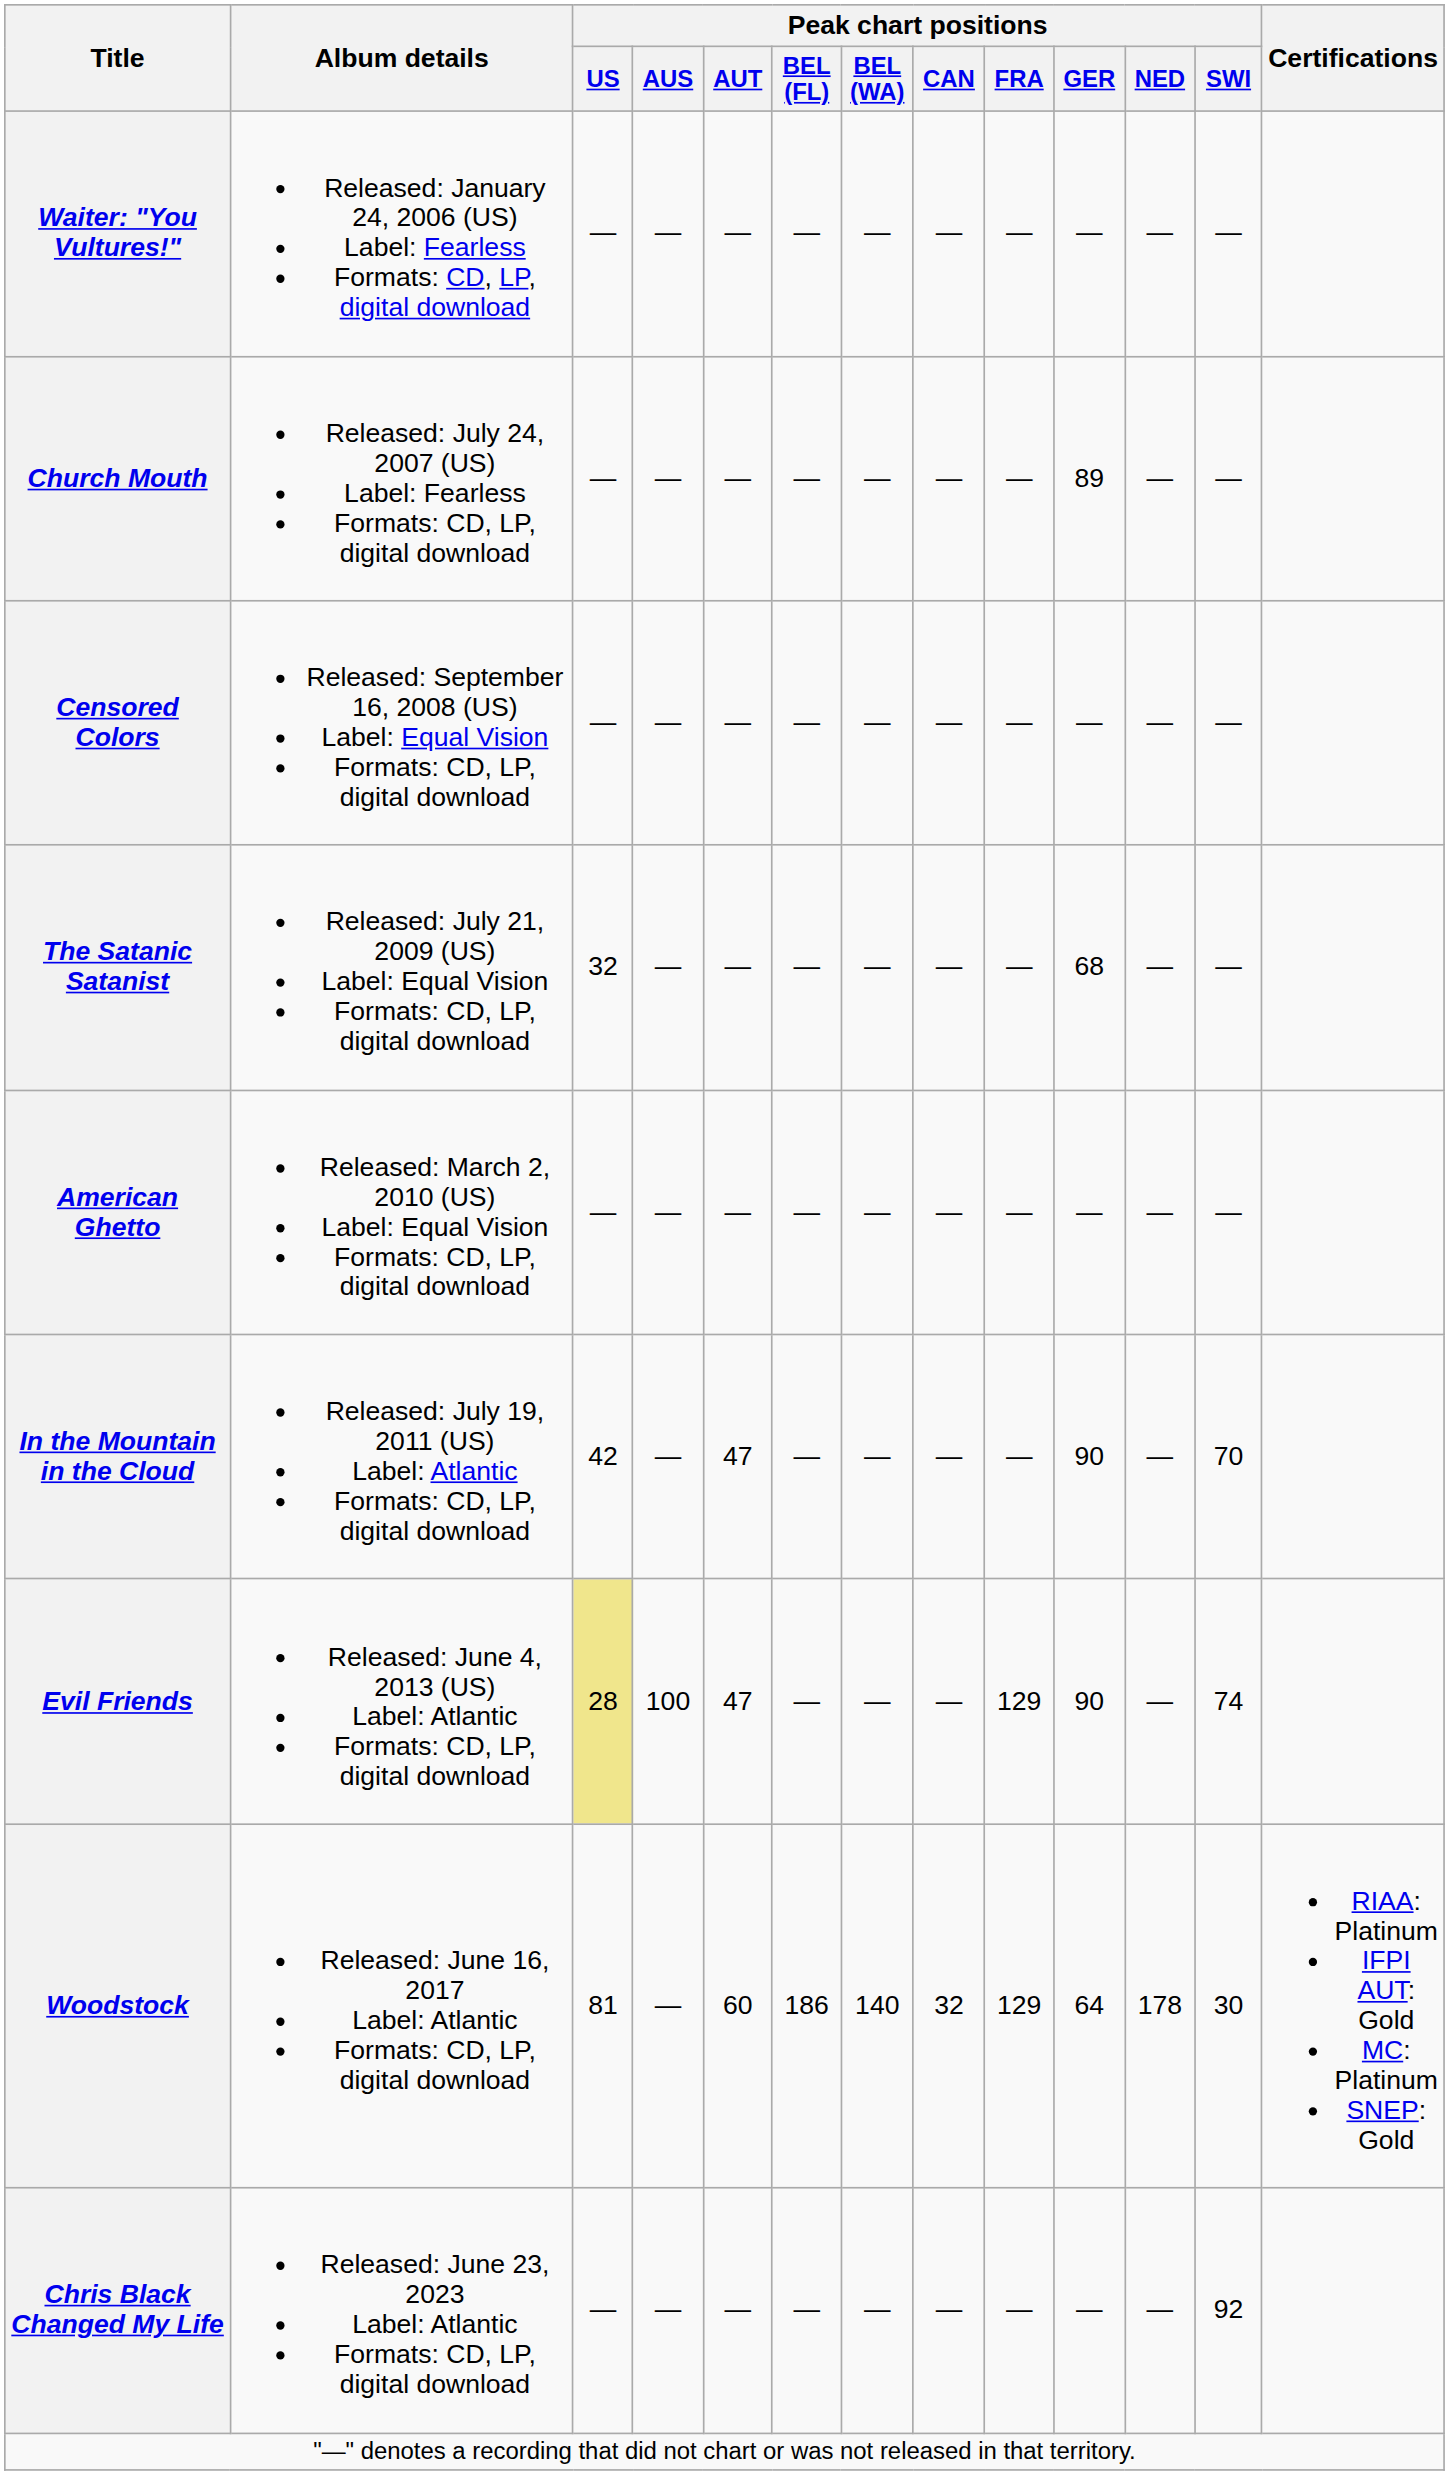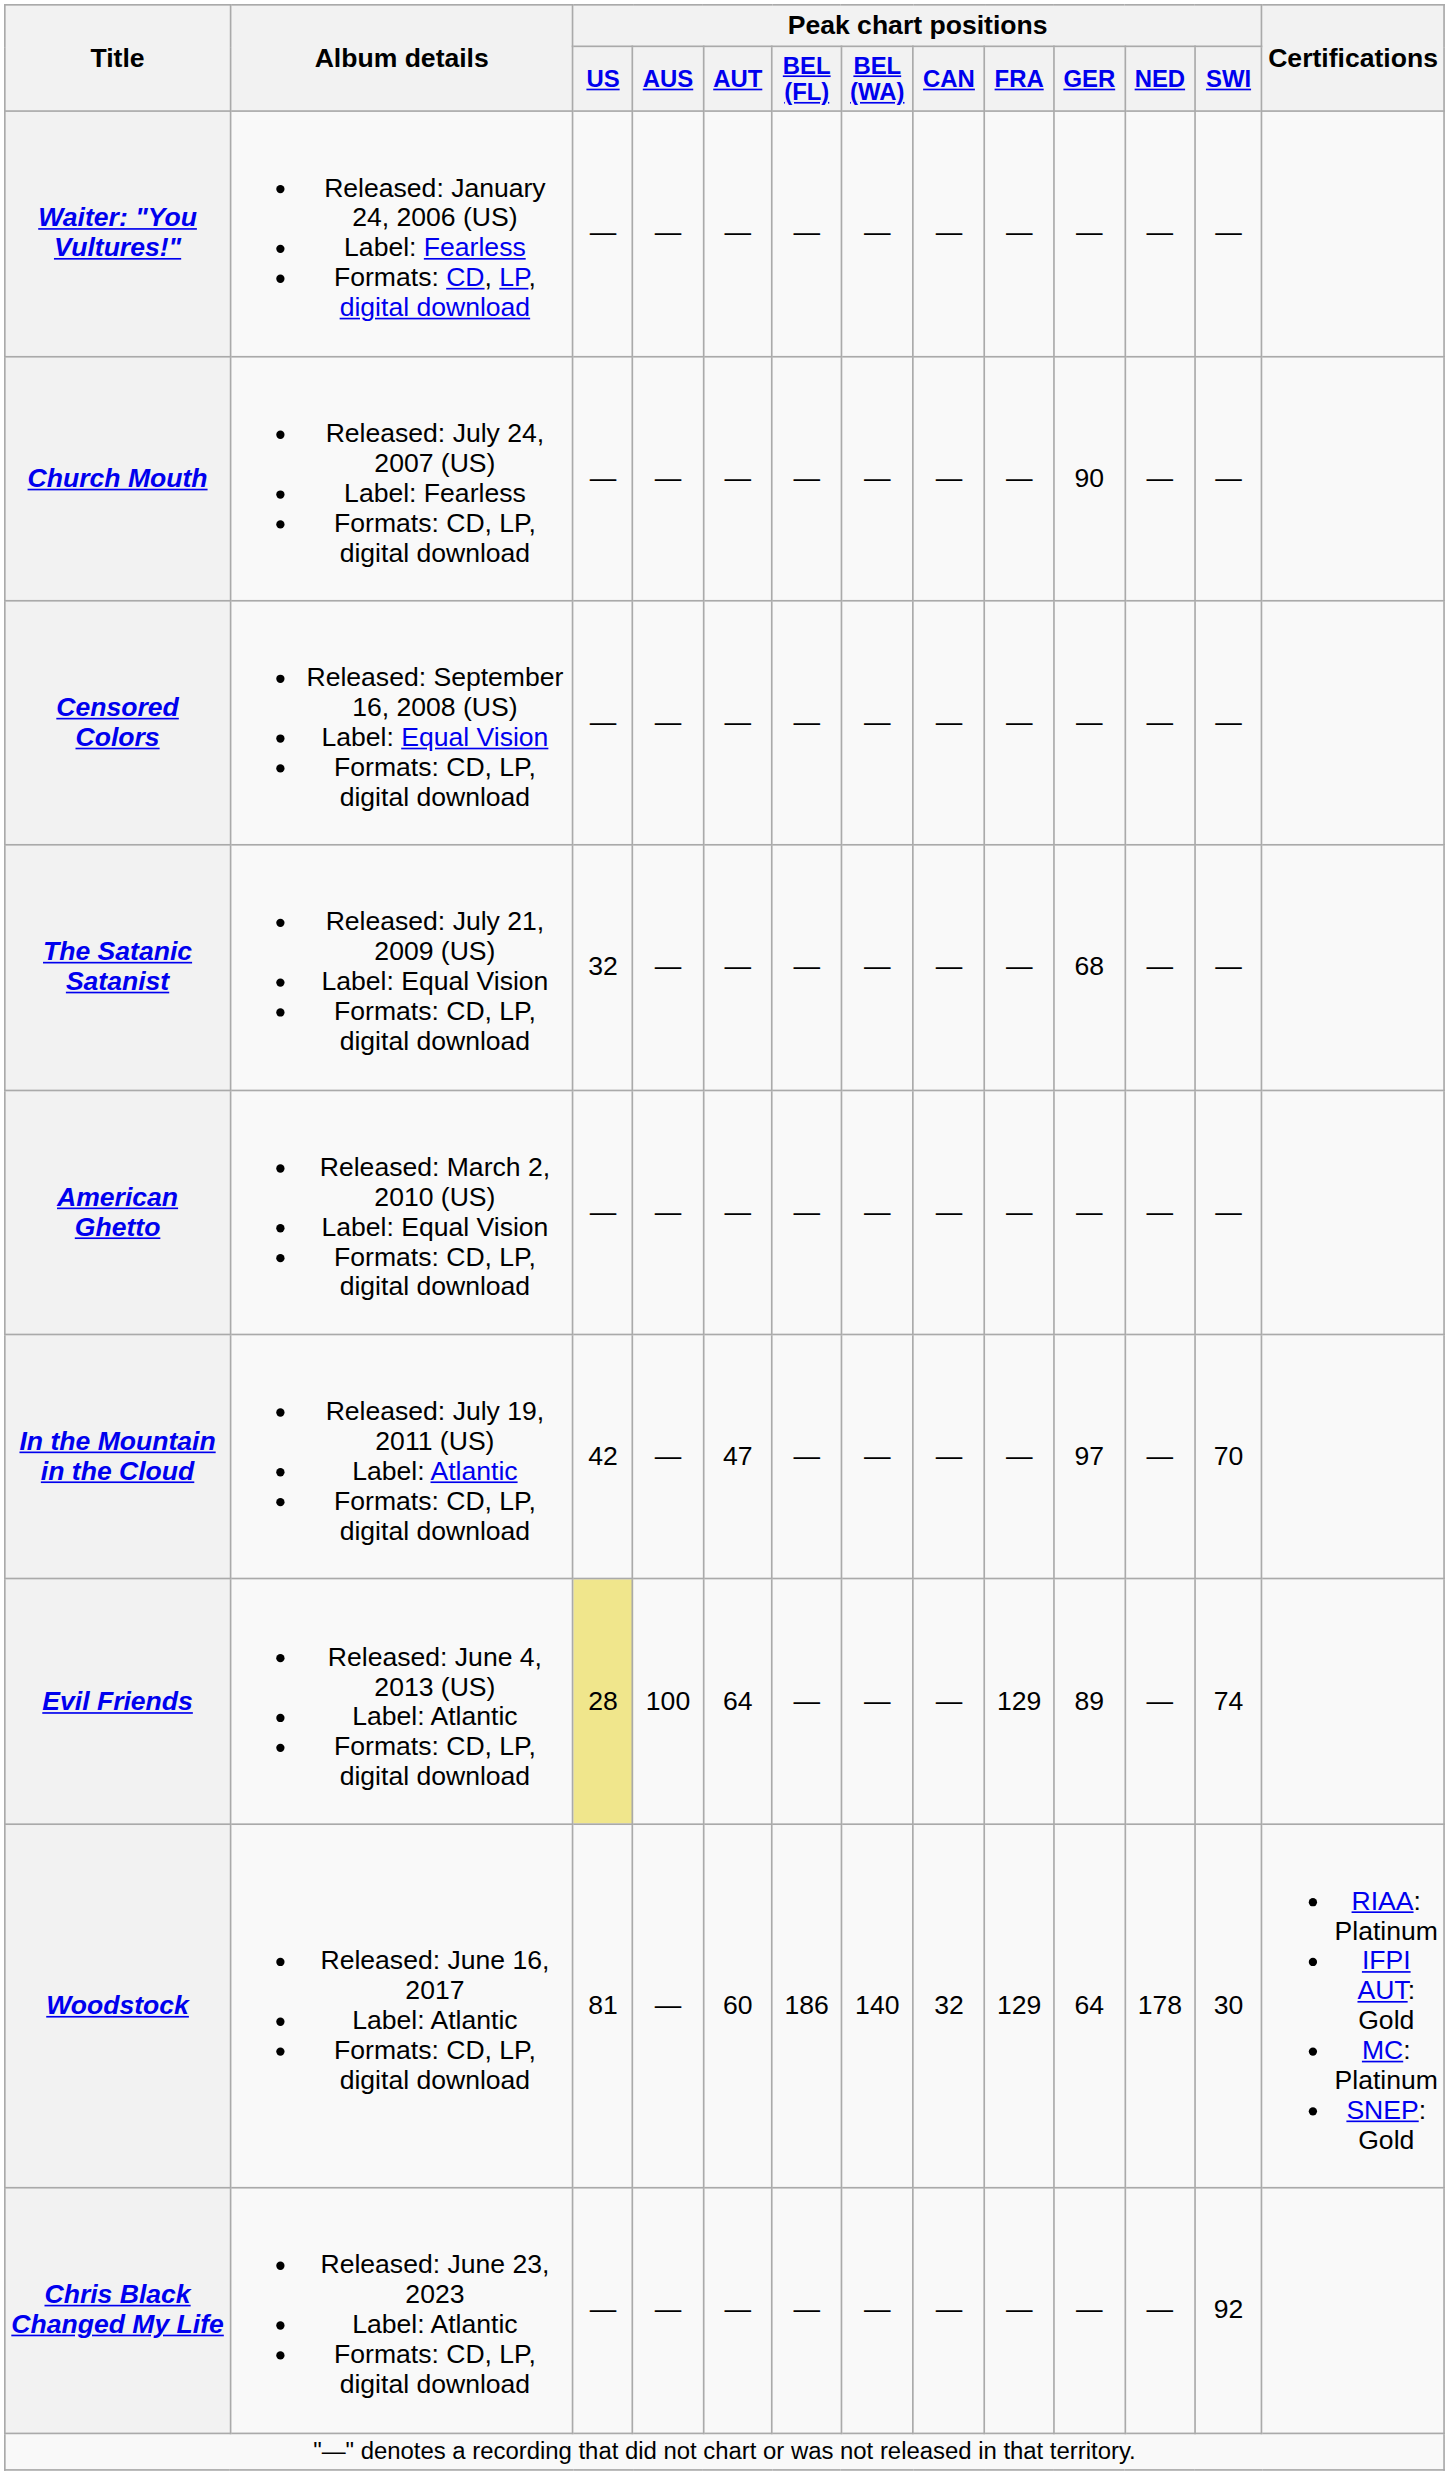(1089, 477) 89 -> (1089, 477) 90
(1089, 1456) 90 -> (1089, 1456) 97
(738, 1701) 47 -> (738, 1701) 64
(1089, 1701) 90 -> (1089, 1701) 89
